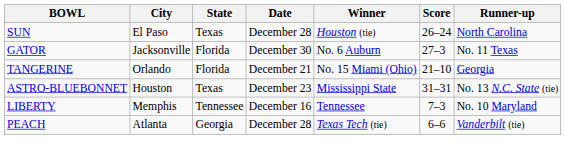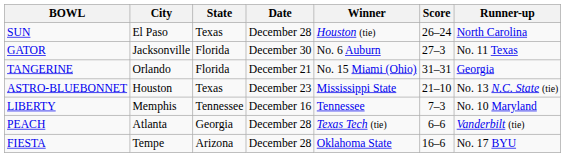(437, 69) 21–10 -> (437, 69) 31–31
(437, 87) 31–31 -> (437, 87) 21–10
+ row: (26, 143)
